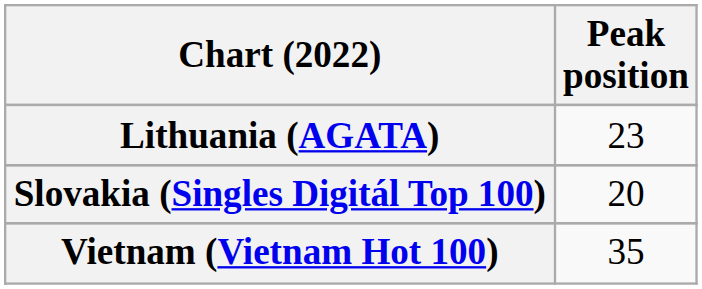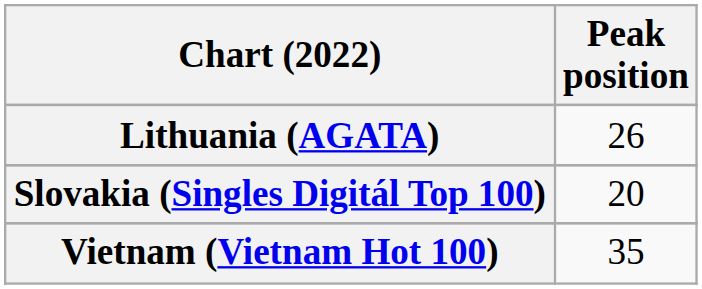(626, 134) 23 -> (626, 134) 26
